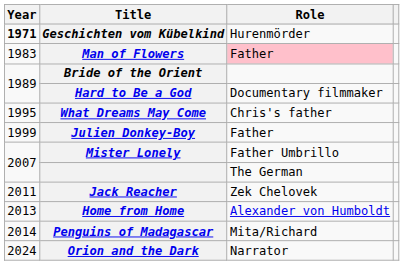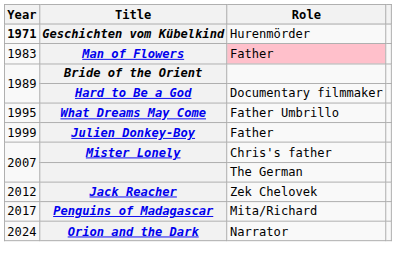(281, 113) Chris's father -> (285, 113) Father Umbrillo
(285, 152) Father Umbrillo -> (281, 152) Chris's father
(22, 192) 2011 -> (22, 192) 2012
- row: (133, 211)
(22, 231) 2014 -> (22, 211) 2017
